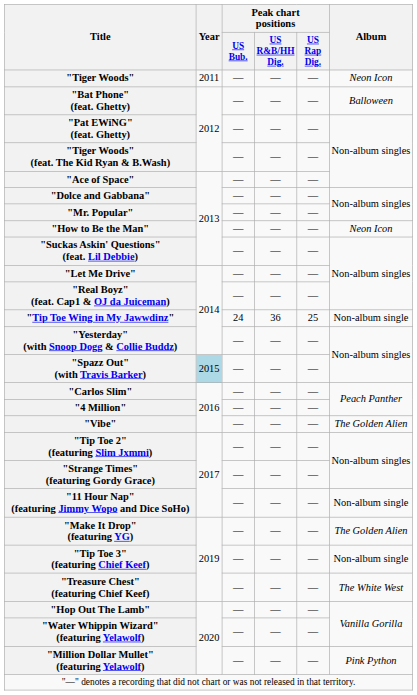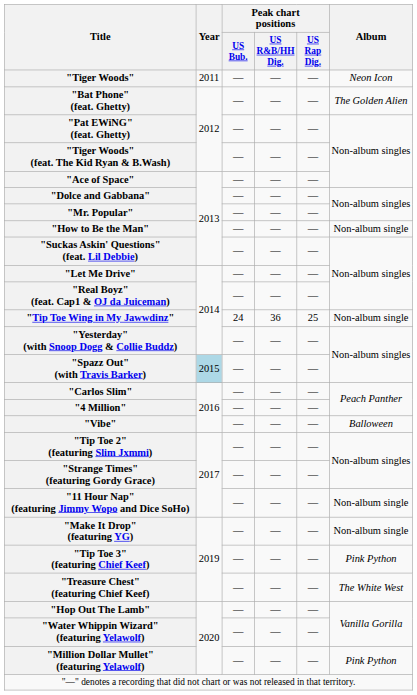(371, 100) Balloween -> (371, 100) The Golden Alien
(371, 229) Neon Icon -> (371, 229) Non-album single
(371, 424) The Golden Alien -> (371, 424) Balloween
(371, 531) The Golden Alien -> (371, 531) Non-album single
(371, 559) Non-album single -> (371, 559) Pink Python
